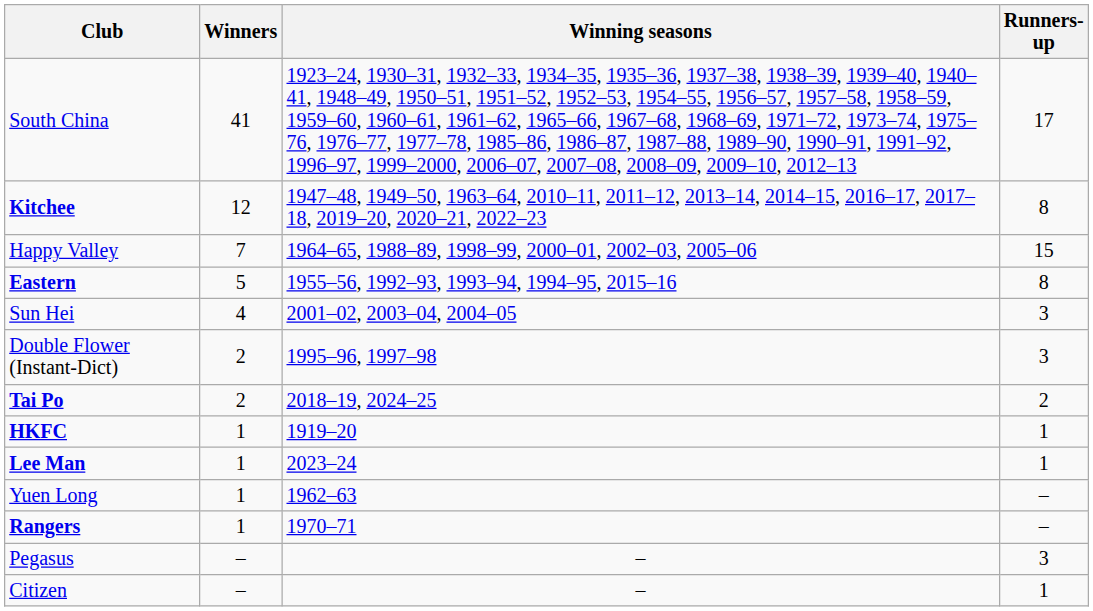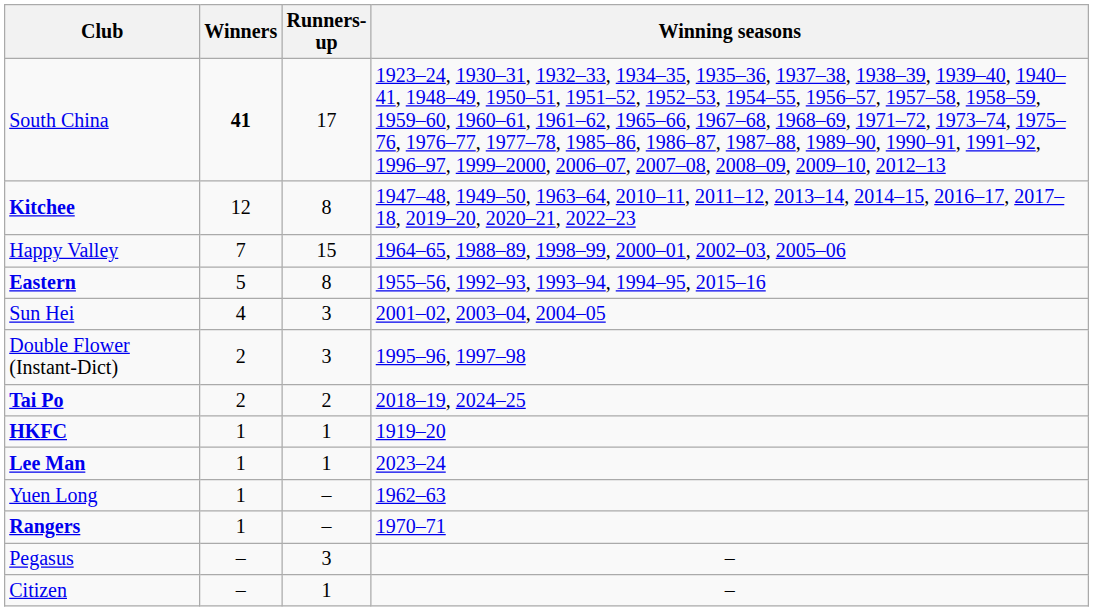columns swapped: (1044, 31) <-> (641, 31)
(241, 119) normal -> (241, 119) bold
